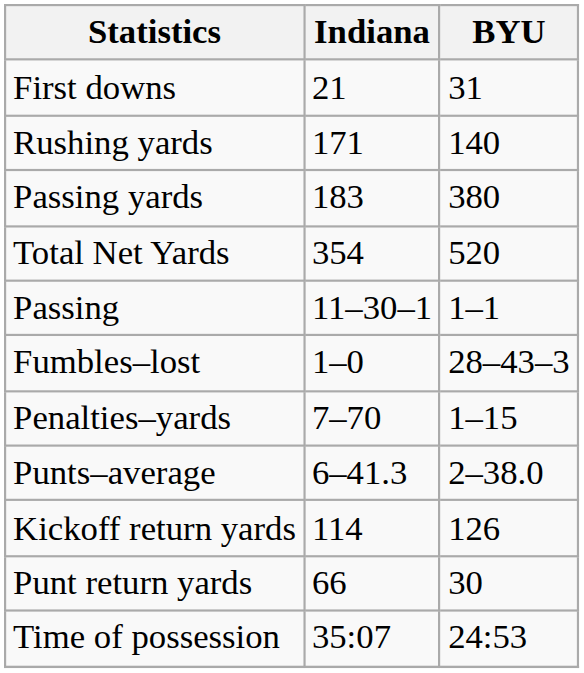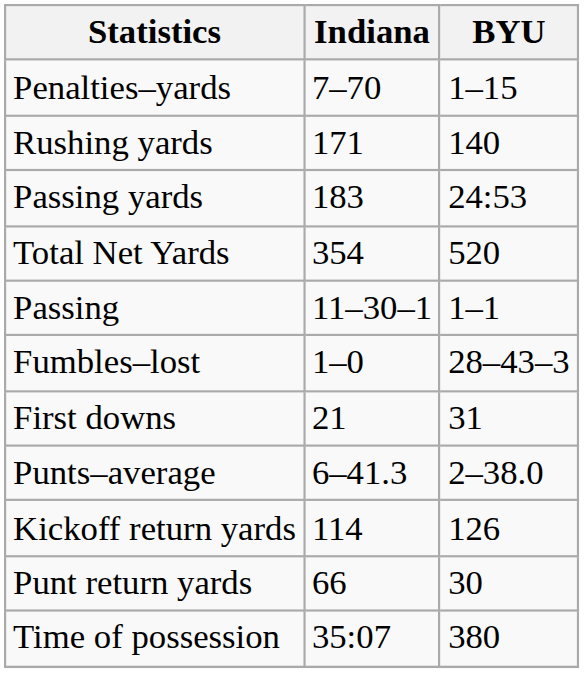rows swapped: (95, 87) <-> (122, 417)
(474, 197) 380 -> (488, 197) 24:53
(488, 637) 24:53 -> (474, 637) 380
